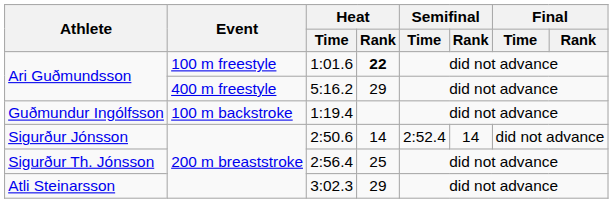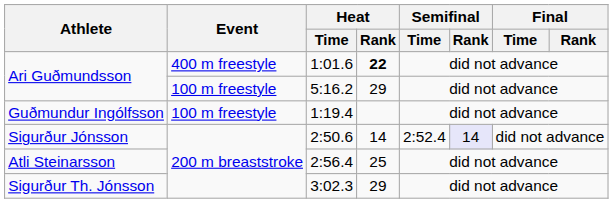(224, 64) 100 m freestyle -> (224, 64) 400 m freestyle
(224, 89) 400 m freestyle -> (224, 89) 100 m freestyle
(232, 113) 100 m backstroke -> (224, 113) 100 m freestyle
(471, 137) no background -> (471, 137) lavender background
(81, 162) Sigurður Th. Jónsson -> (62, 162) Atli Steinarsson
(62, 186) Atli Steinarsson -> (81, 186) Sigurður Th. Jónsson
